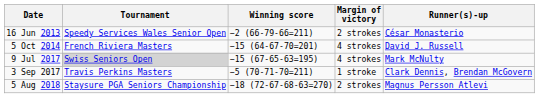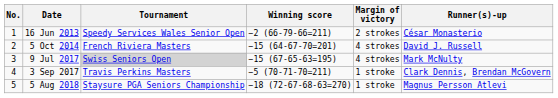+ column: (14, 16)
(359, 86) 2 strokes -> (375, 86) 1 stroke
